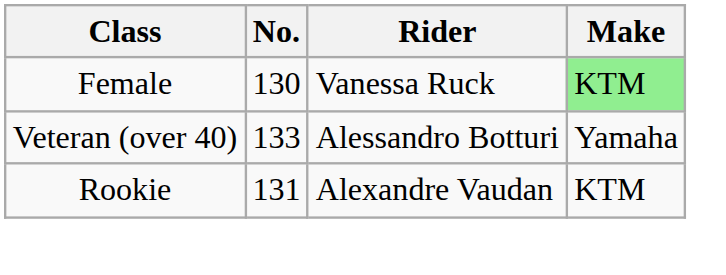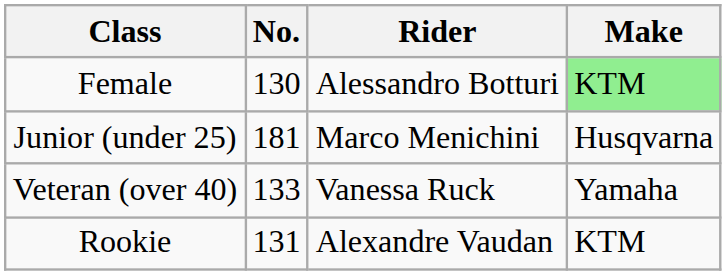(405, 83) Vanessa Ruck -> (437, 83) Alessandro Botturi
+ row: (125, 136)
(437, 136) Alessandro Botturi -> (405, 189) Vanessa Ruck
